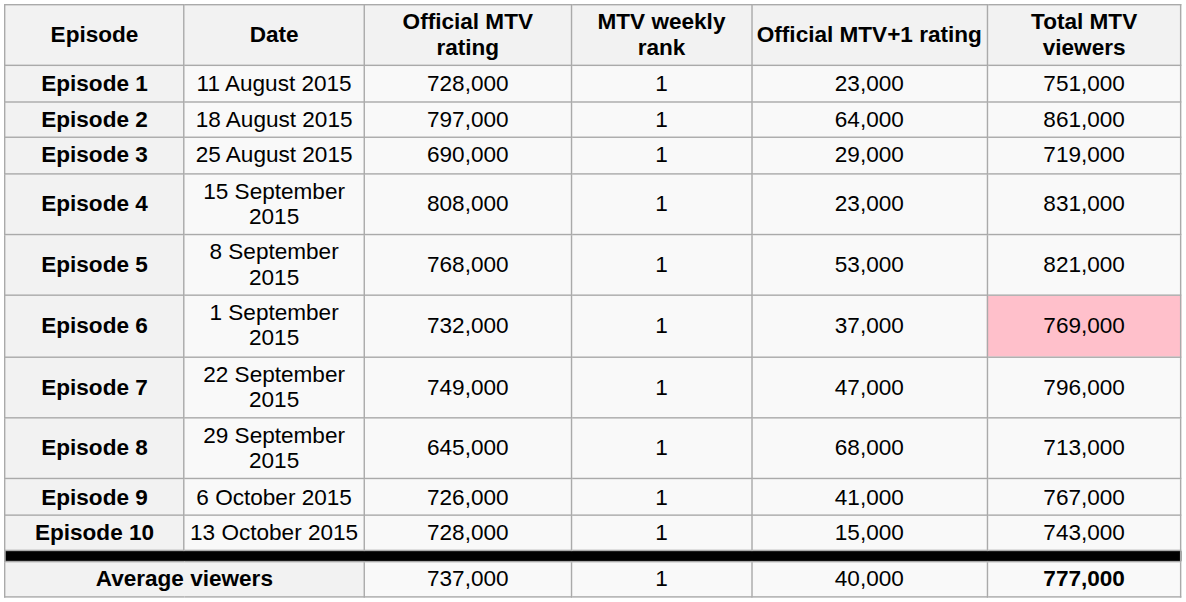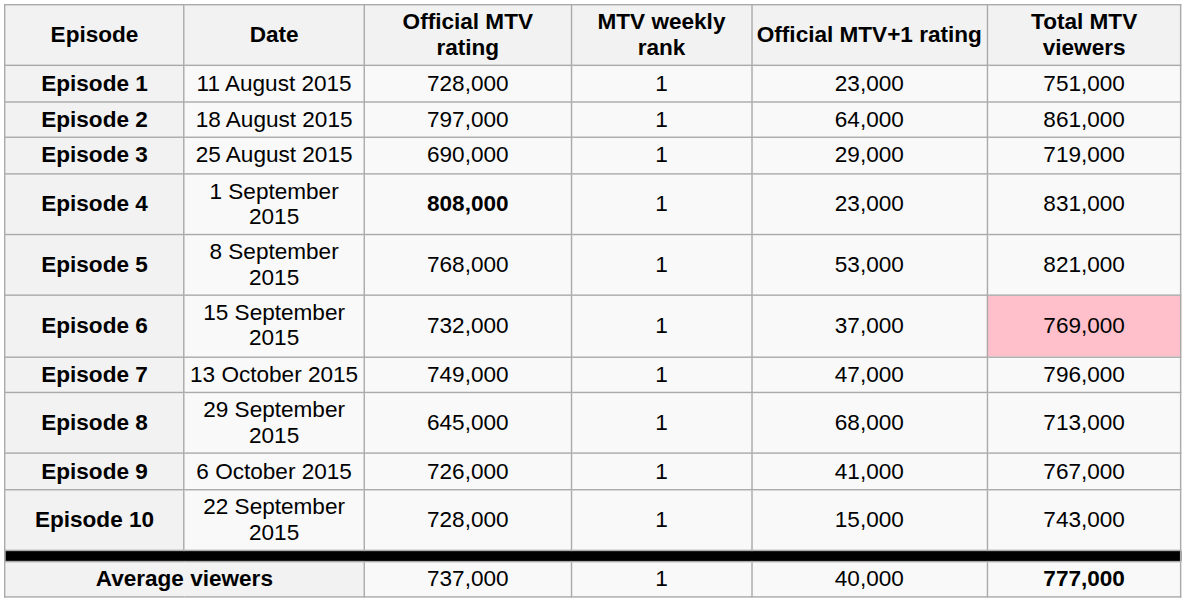(274, 203) 15 September 2015 -> (274, 203) 1 September 2015
(468, 203) normal -> (468, 203) bold
(274, 325) 1 September 2015 -> (274, 325) 15 September 2015
(274, 387) 22 September 2015 -> (274, 374) 13 October 2015
(274, 532) 13 October 2015 -> (274, 519) 22 September 2015
